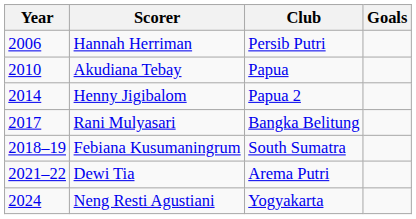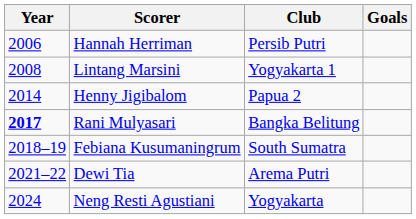+ row: (127, 69)
- row: (128, 69)
(25, 122) normal -> (25, 122) bold
